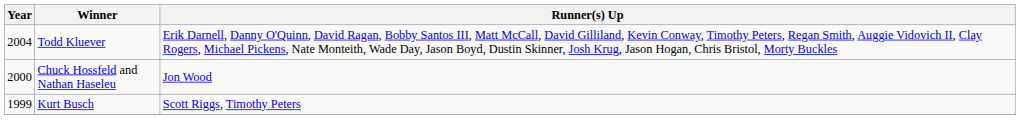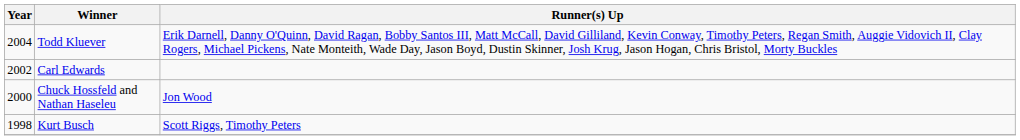+ row: (71, 70)
(20, 104) 1999 -> (20, 125) 1998
